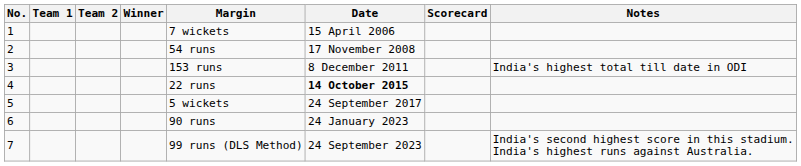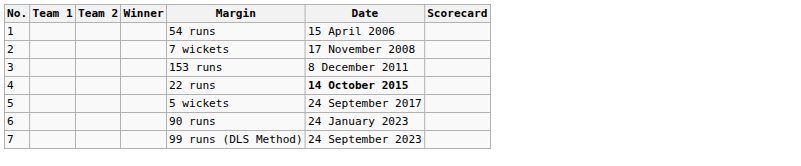- column: (643, 14)
(199, 32) 7 wickets -> (192, 32) 54 runs
(192, 50) 54 runs -> (199, 50) 7 wickets
